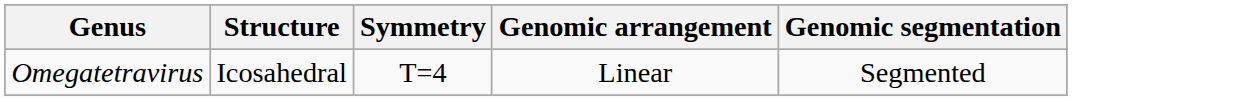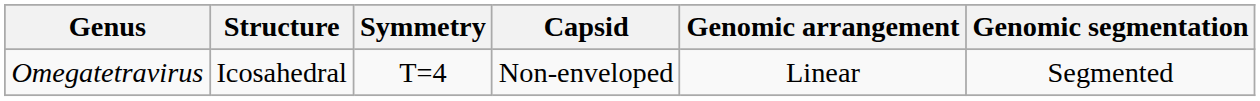+ column: (586, 26)
